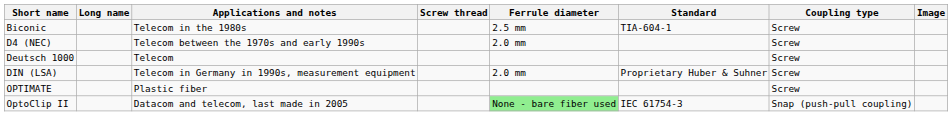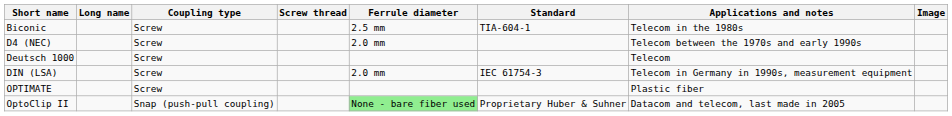columns swapped: (842, 12) <-> (275, 12)
(694, 73) Proprietary Huber & Suhner -> (511, 73) IEC 61754-3
(652, 104) IEC 61754-3 -> (553, 104) Proprietary Huber & Suhner
